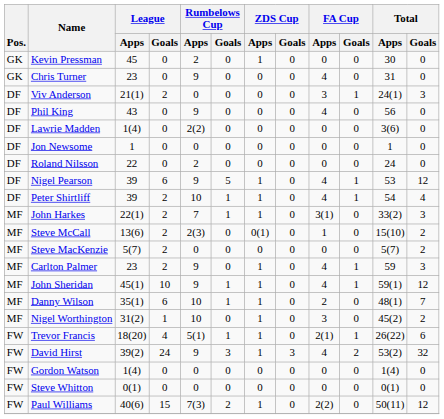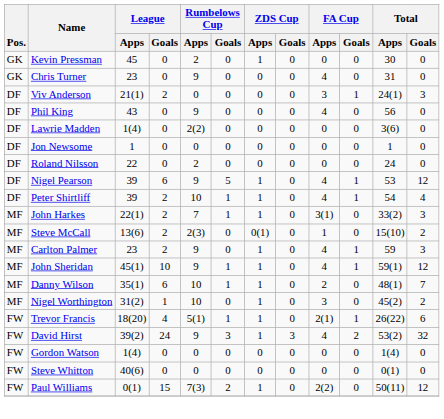- row: (69, 249)
(132, 387) 0(1) -> (132, 370) 40(6)
(132, 404) 40(6) -> (132, 387) 0(1)
